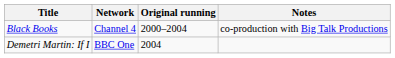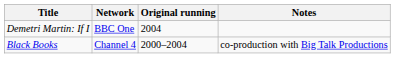rows swapped: (32, 28) <-> (48, 45)
